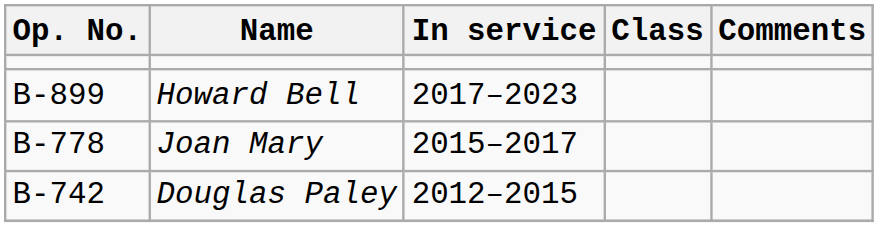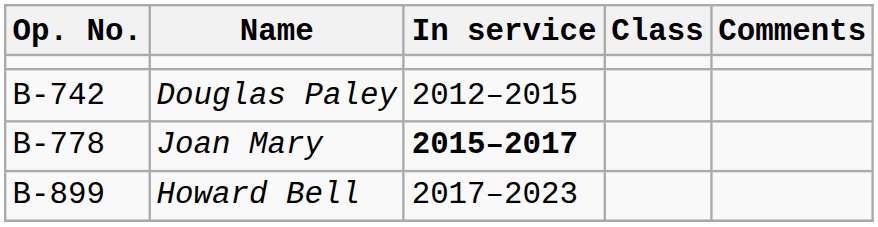rows swapped: (59, 196) <-> (59, 95)
(495, 145) normal -> (495, 145) bold
